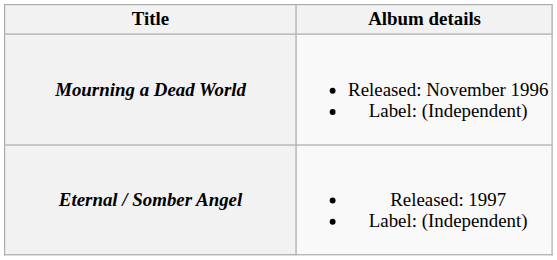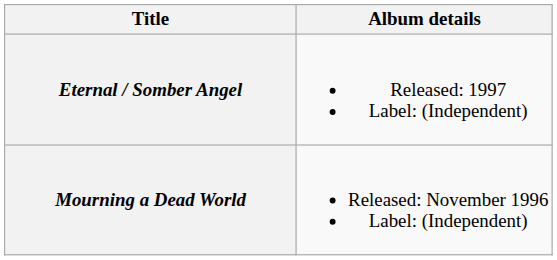rows swapped: (151, 89) <-> (151, 199)
